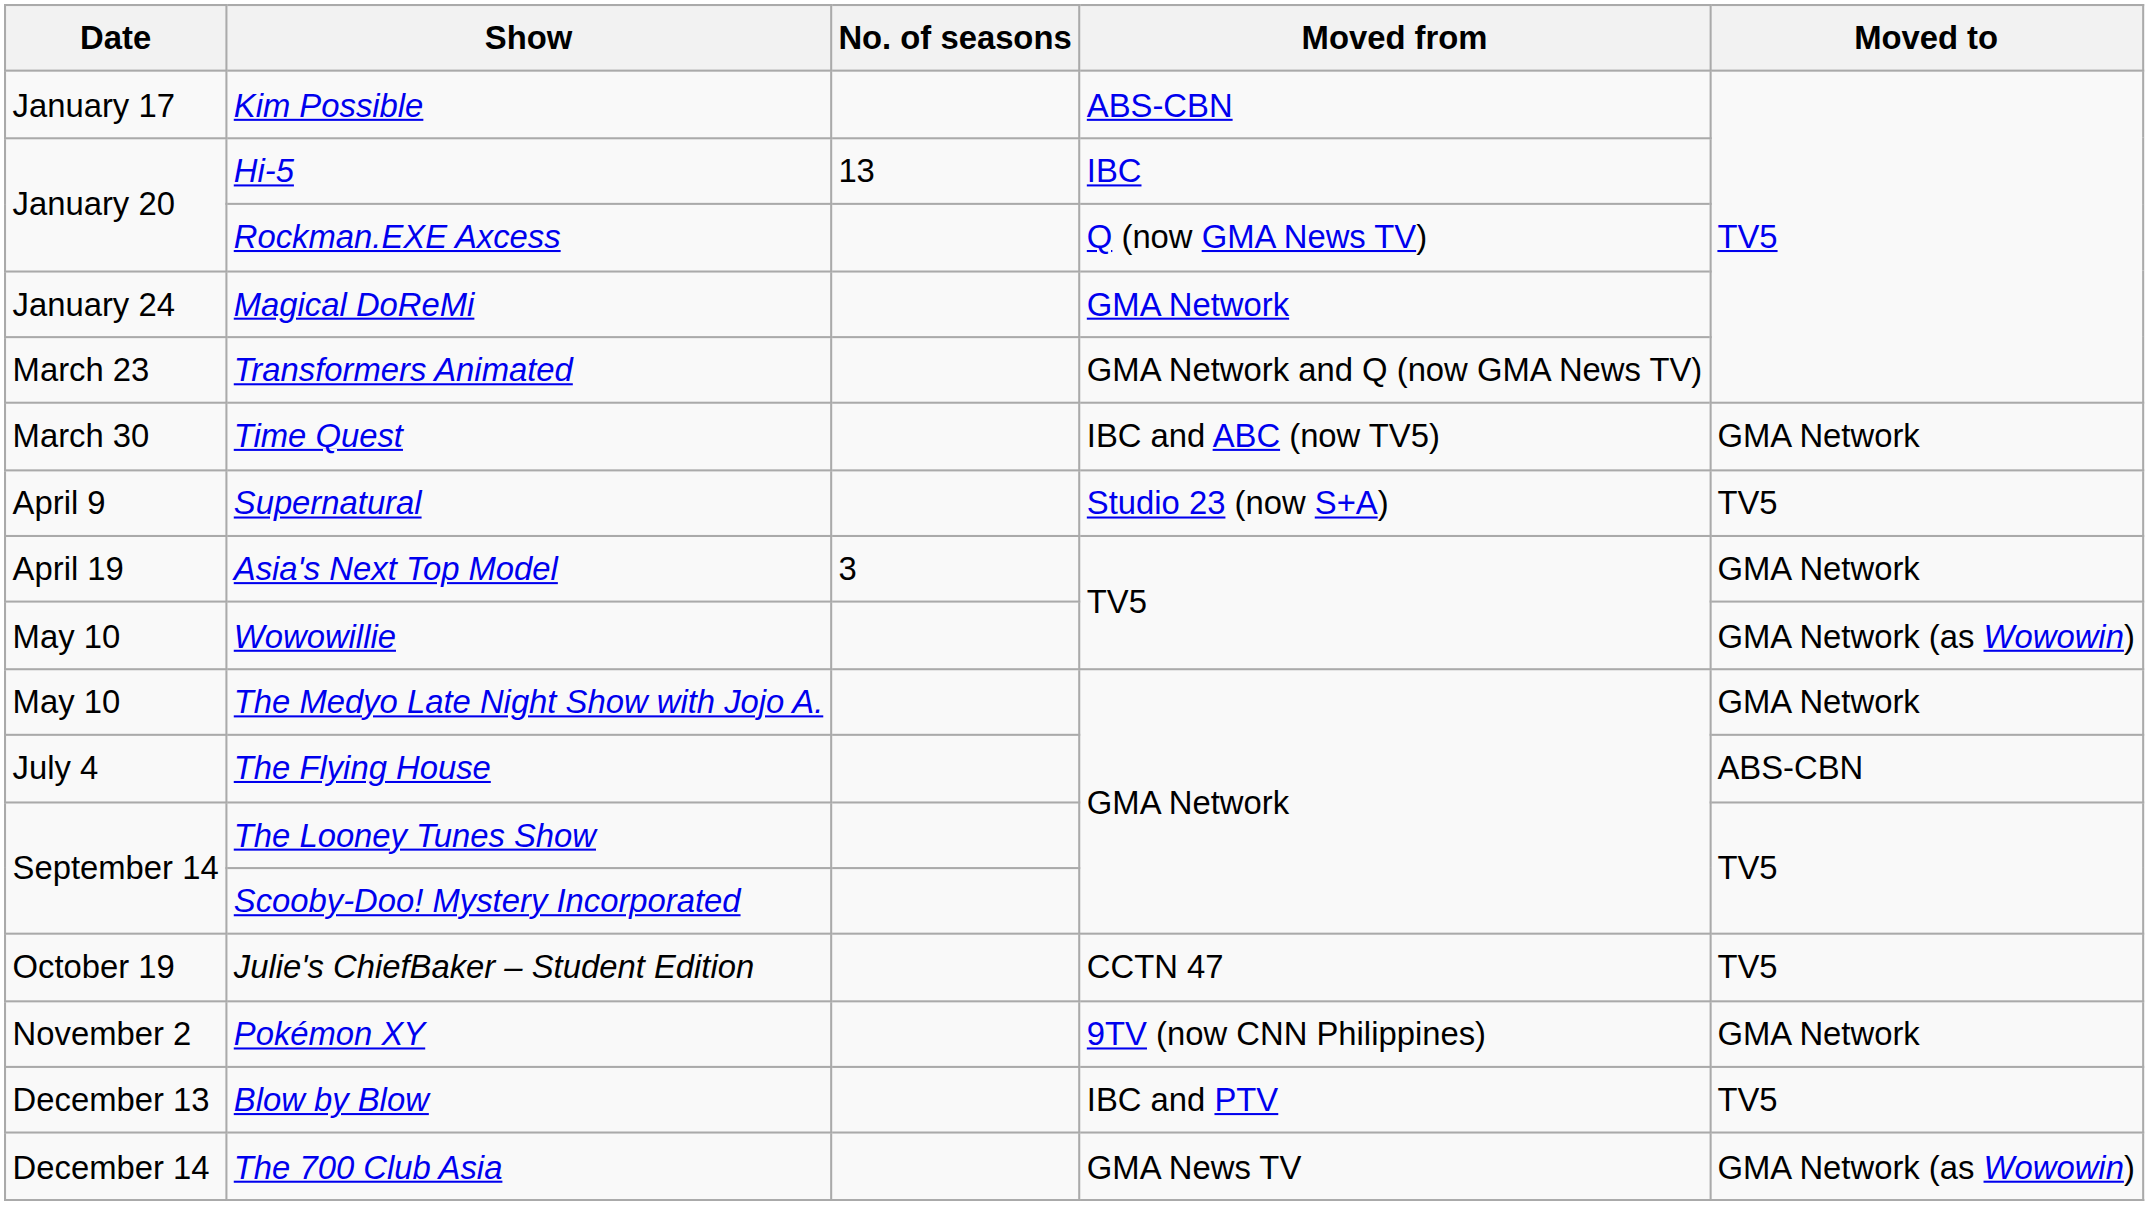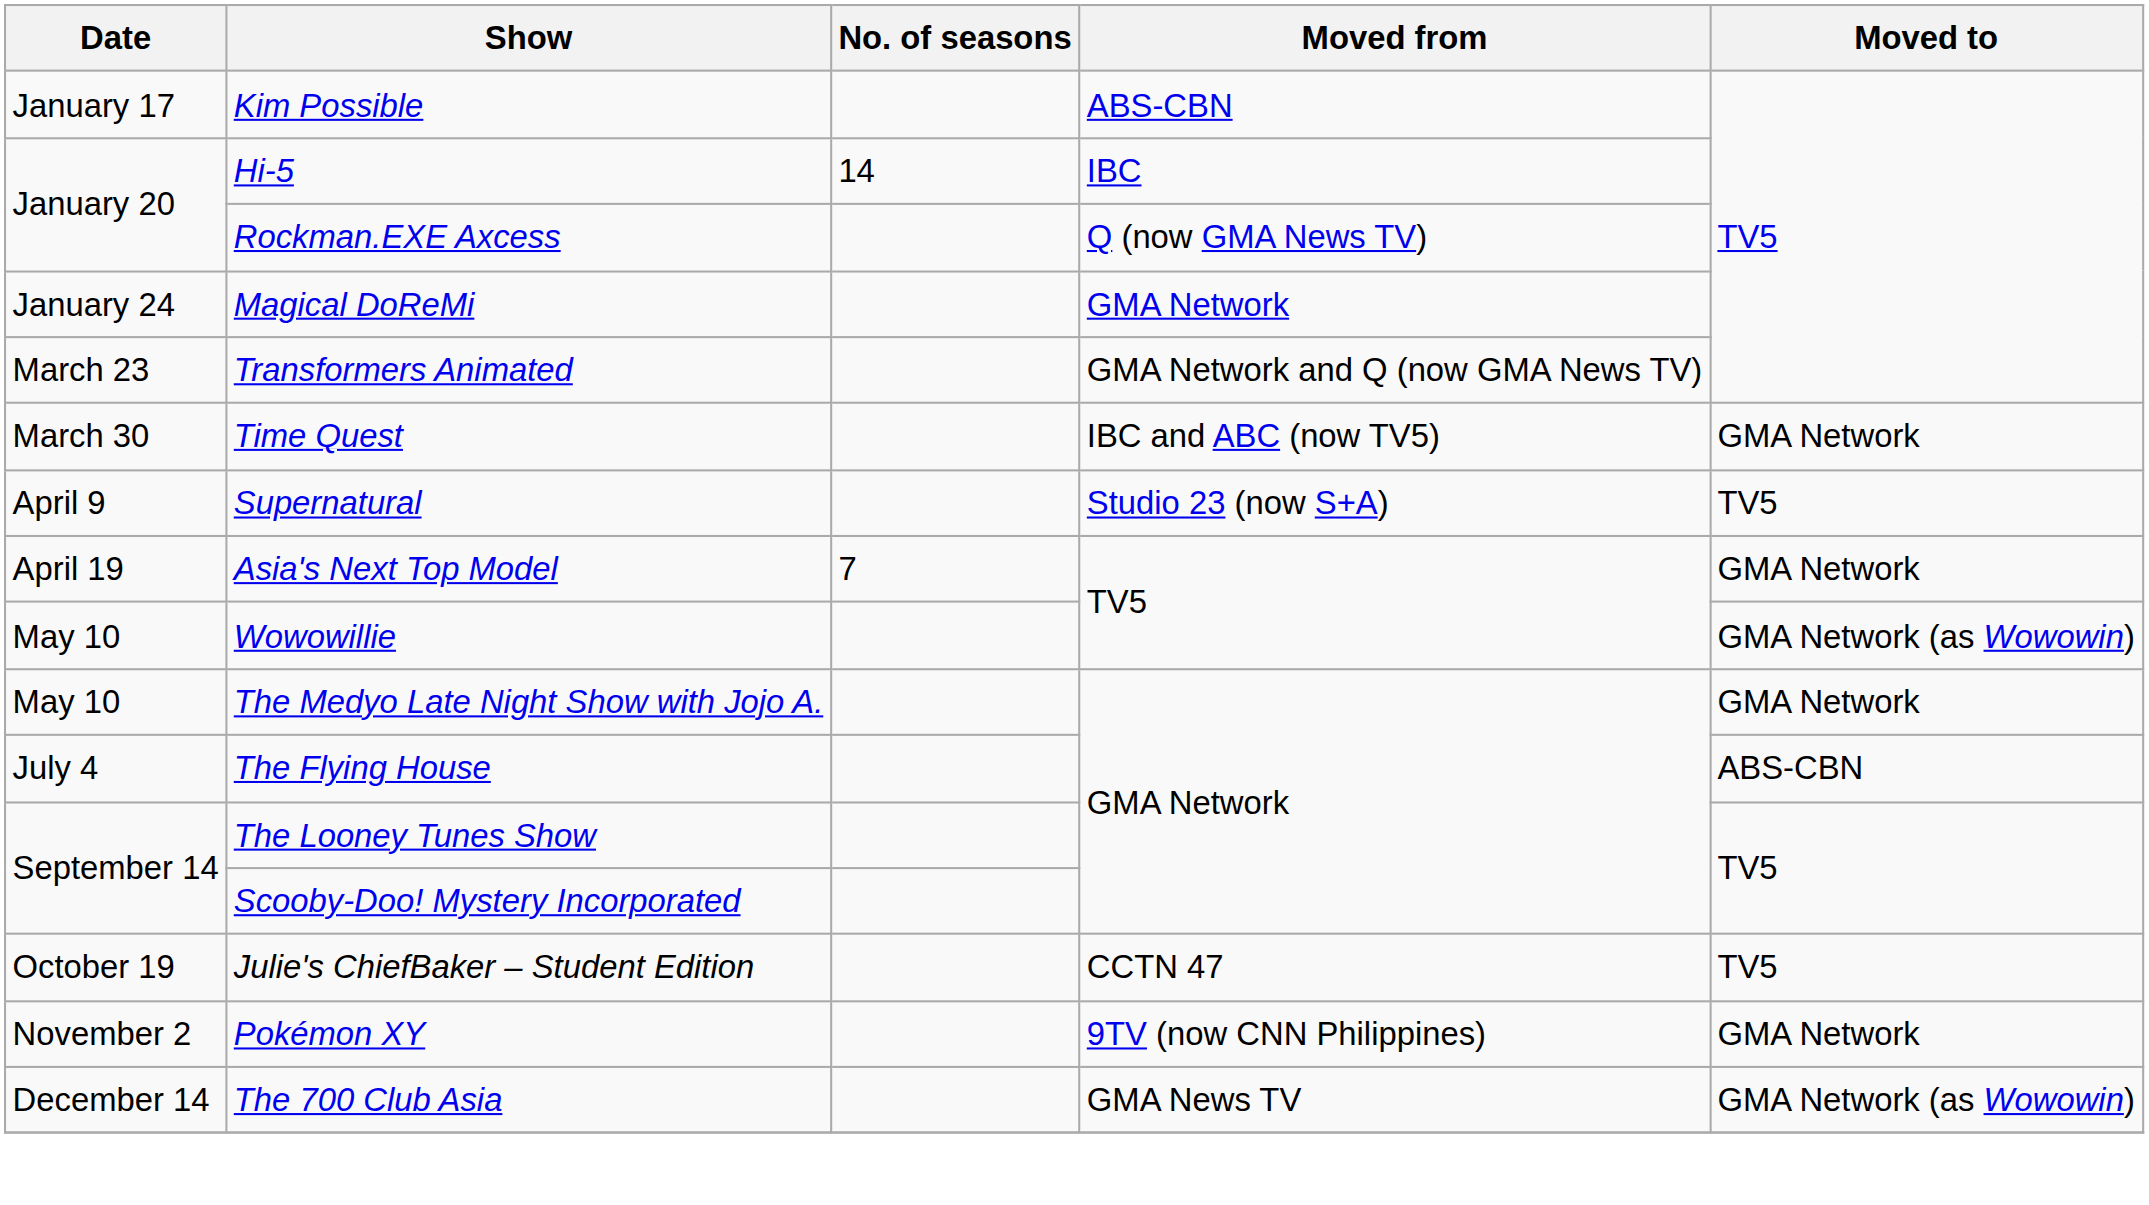(857, 171) 13 -> (857, 171) 14
(848, 569) 3 -> (848, 569) 7
- row: (331, 1100)
